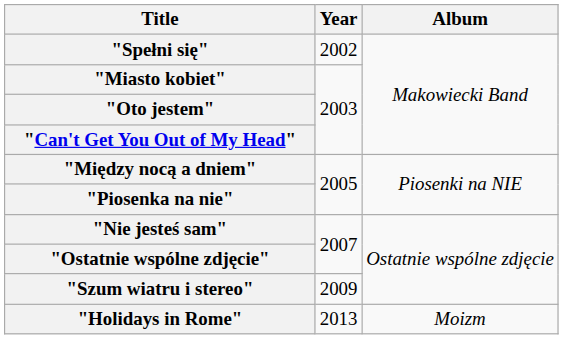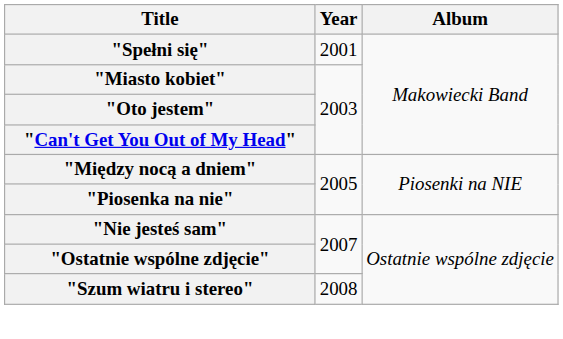(339, 49) 2002 -> (339, 49) 2001
(339, 288) 2009 -> (339, 288) 2008
- row: (160, 318)
